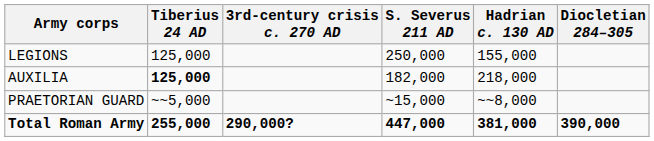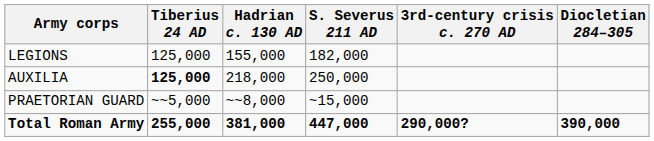columns swapped: (516, 24) <-> (302, 24)
(415, 56) 250,000 -> (339, 56) 182,000
(415, 79) 182,000 -> (339, 79) 250,000
